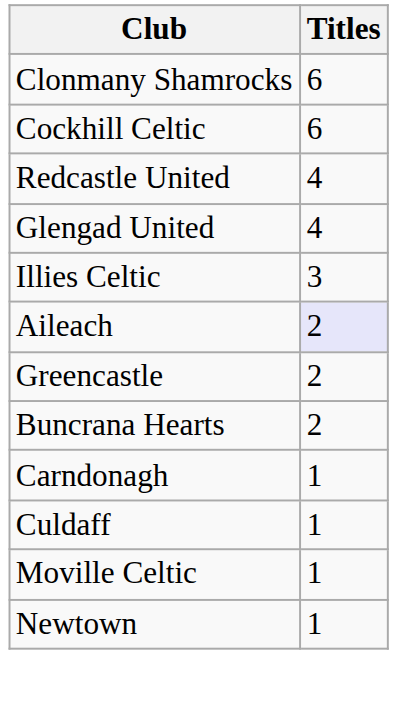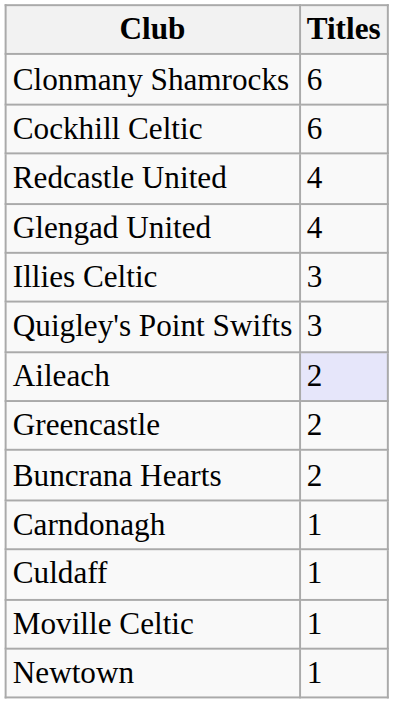+ row: (153, 326)
